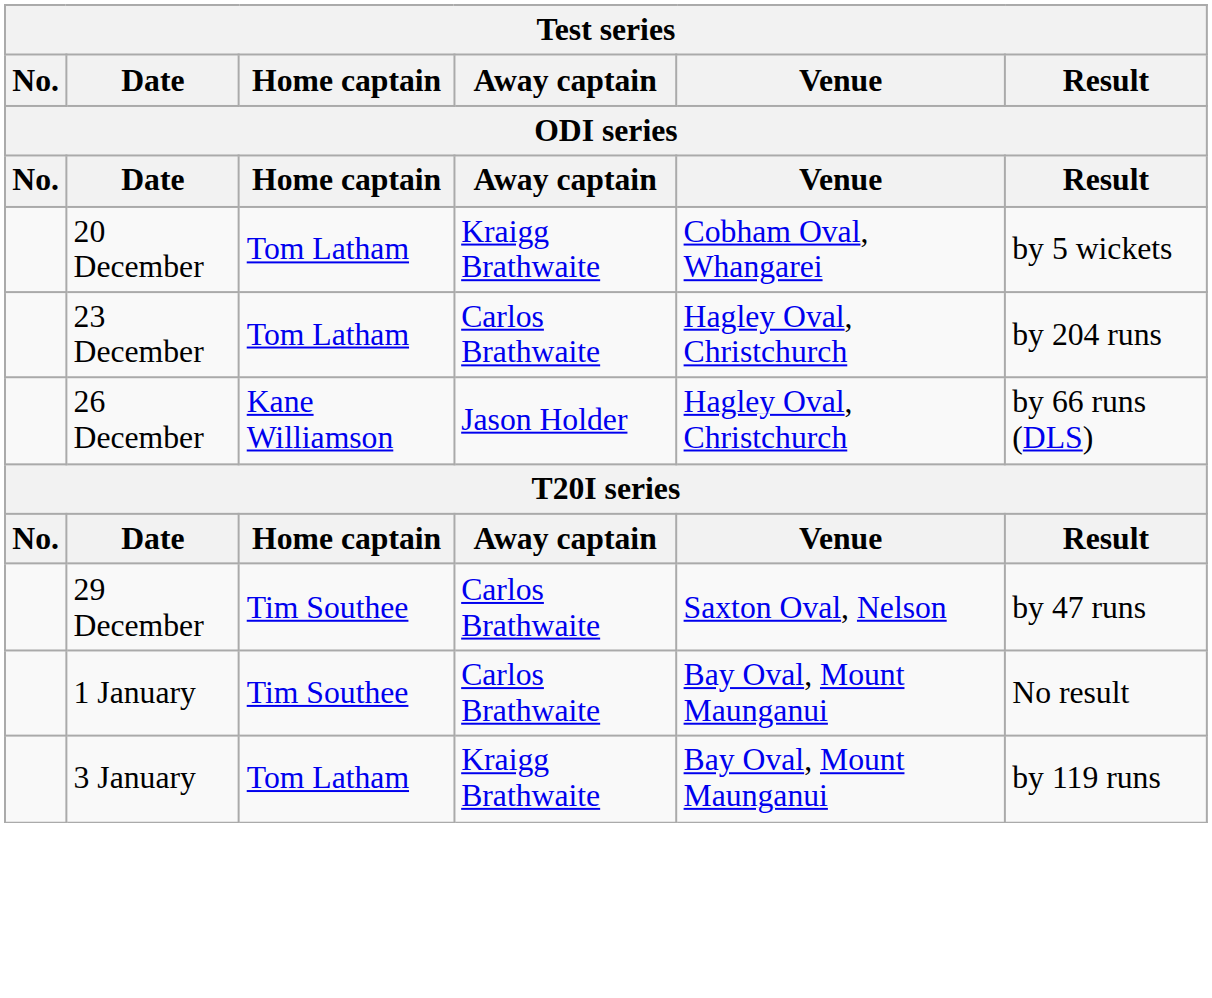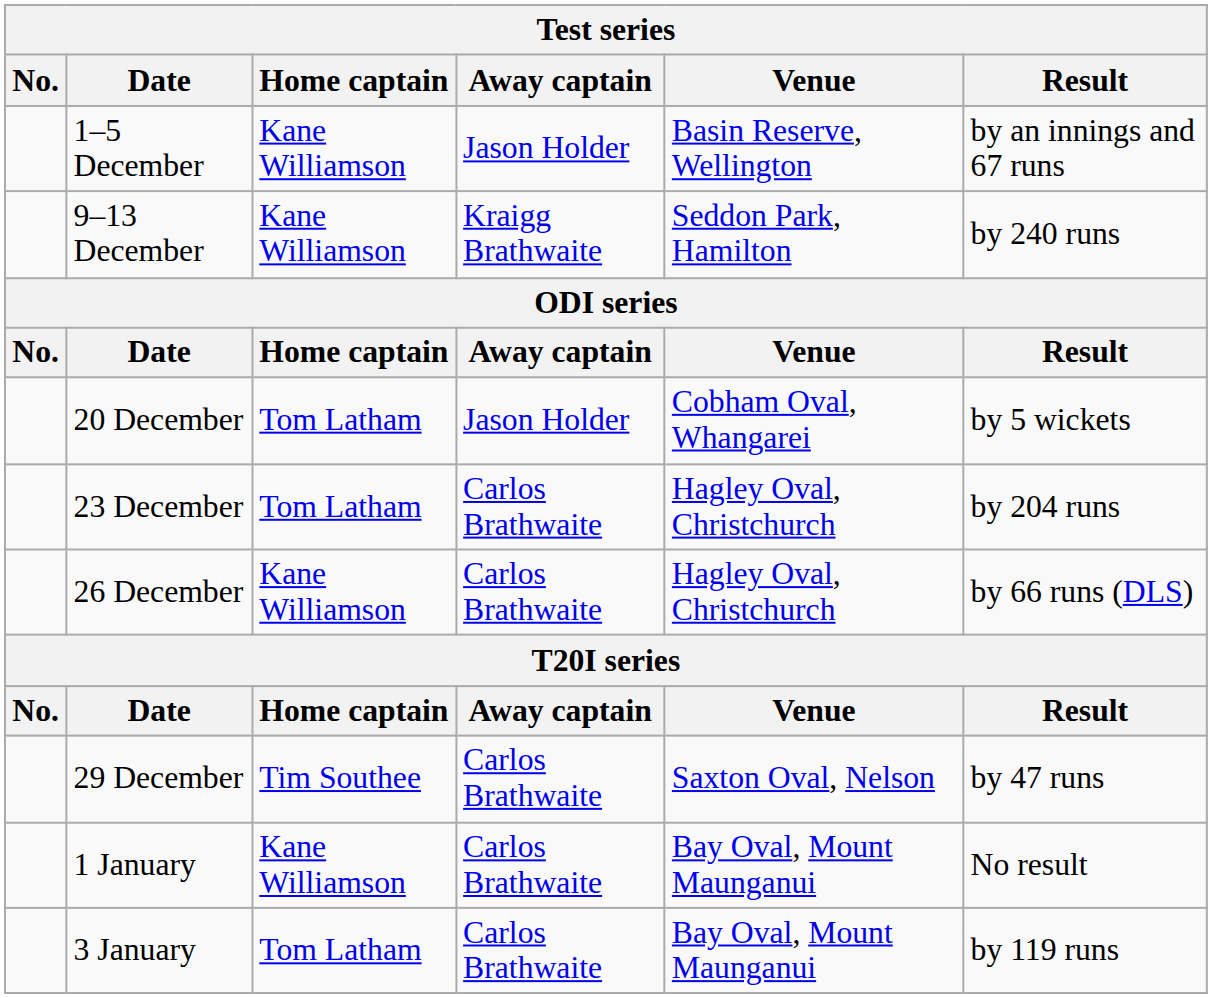+ row: (139, 147)
+ row: (139, 233)
(531, 248) Kraigg Brathwaite -> (546, 420) Jason Holder
(544, 420) Jason Holder -> (533, 591) Carlos Brathwaite
(328, 692) Tim Southee -> (333, 864) Kane Williamson
(531, 778) Kraigg Brathwaite -> (533, 950) Carlos Brathwaite
